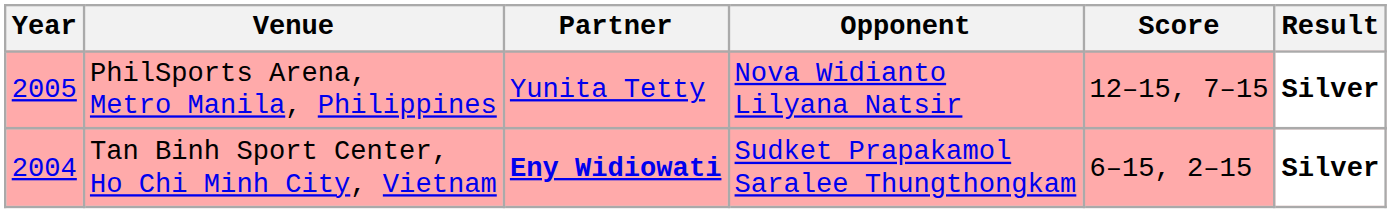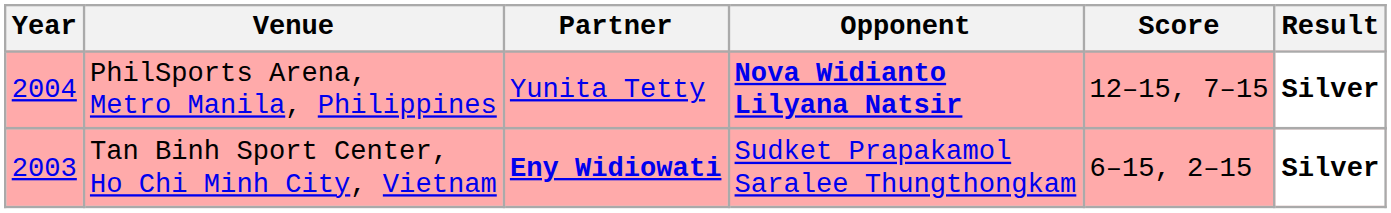(44, 89) 2005 -> (44, 89) 2004
(848, 89) normal -> (848, 89) bold
(44, 168) 2004 -> (44, 168) 2003
